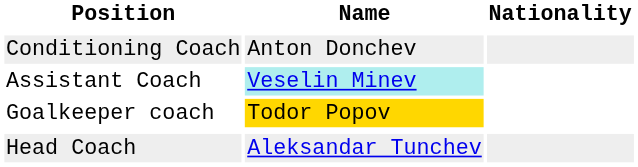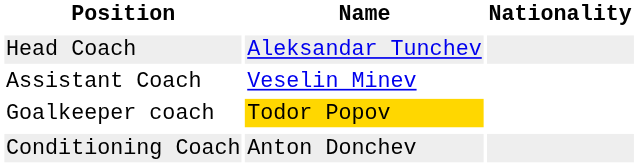rows swapped: (71, 148) <-> (123, 50)
(332, 81) paleturquoise background -> (332, 81) no background
